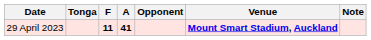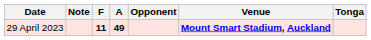columns swapped: (82, 12) <-> (353, 12)
(126, 27) 41 -> (119, 27) 49
